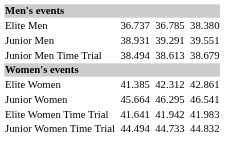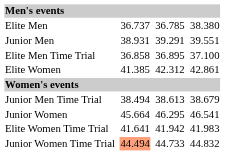+ row: (50, 55)
rows swapped: (53, 55) <-> (33, 84)
(135, 129) no background -> (135, 143) lightsalmon background
